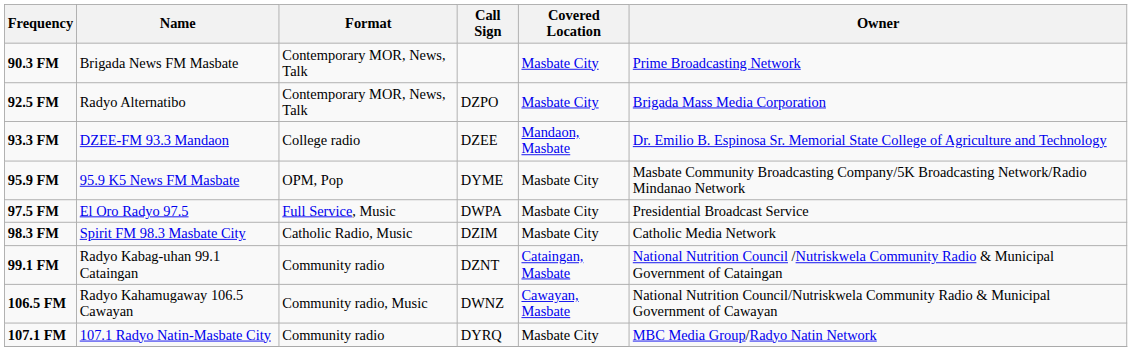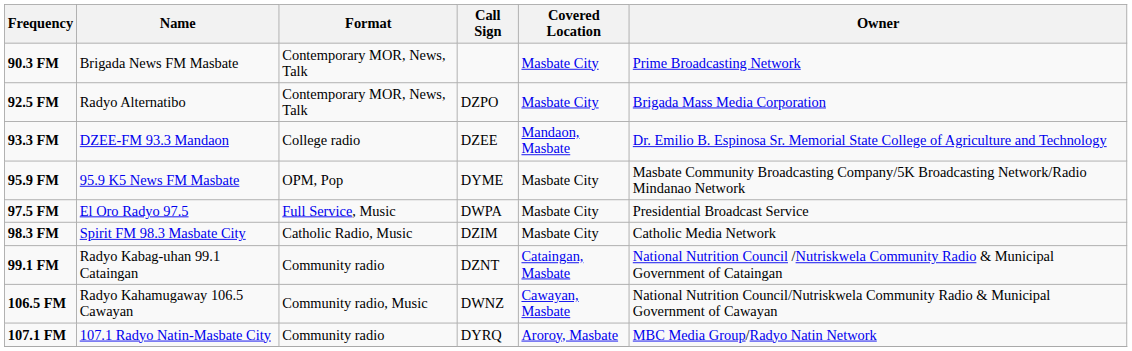(560, 334) Masbate City -> (570, 334) Aroroy, Masbate
